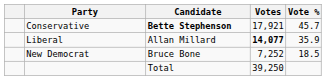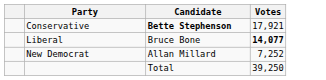- column: (304, 11)
(182, 40) Allan Millard -> (174, 40) Bruce Bone
(174, 54) Bruce Bone -> (182, 54) Allan Millard
